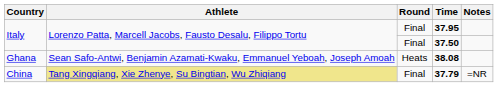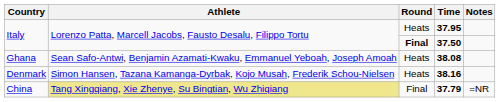(415, 27) Final -> (417, 27) Heats
(415, 43) normal -> (417, 43) bold
+ row: (449, 74)
